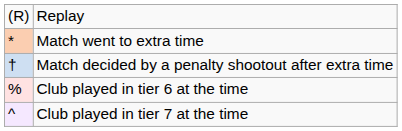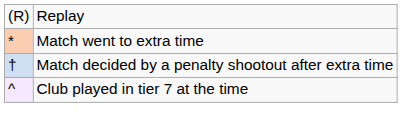- row: (142, 89)
